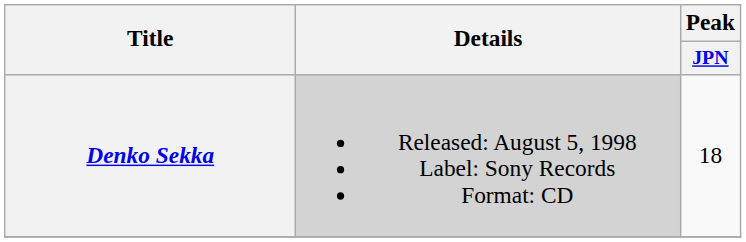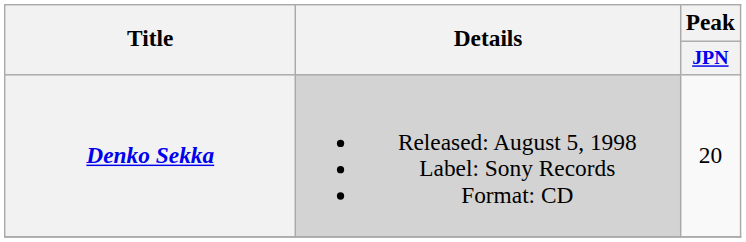(710, 155) 18 -> (710, 155) 20
